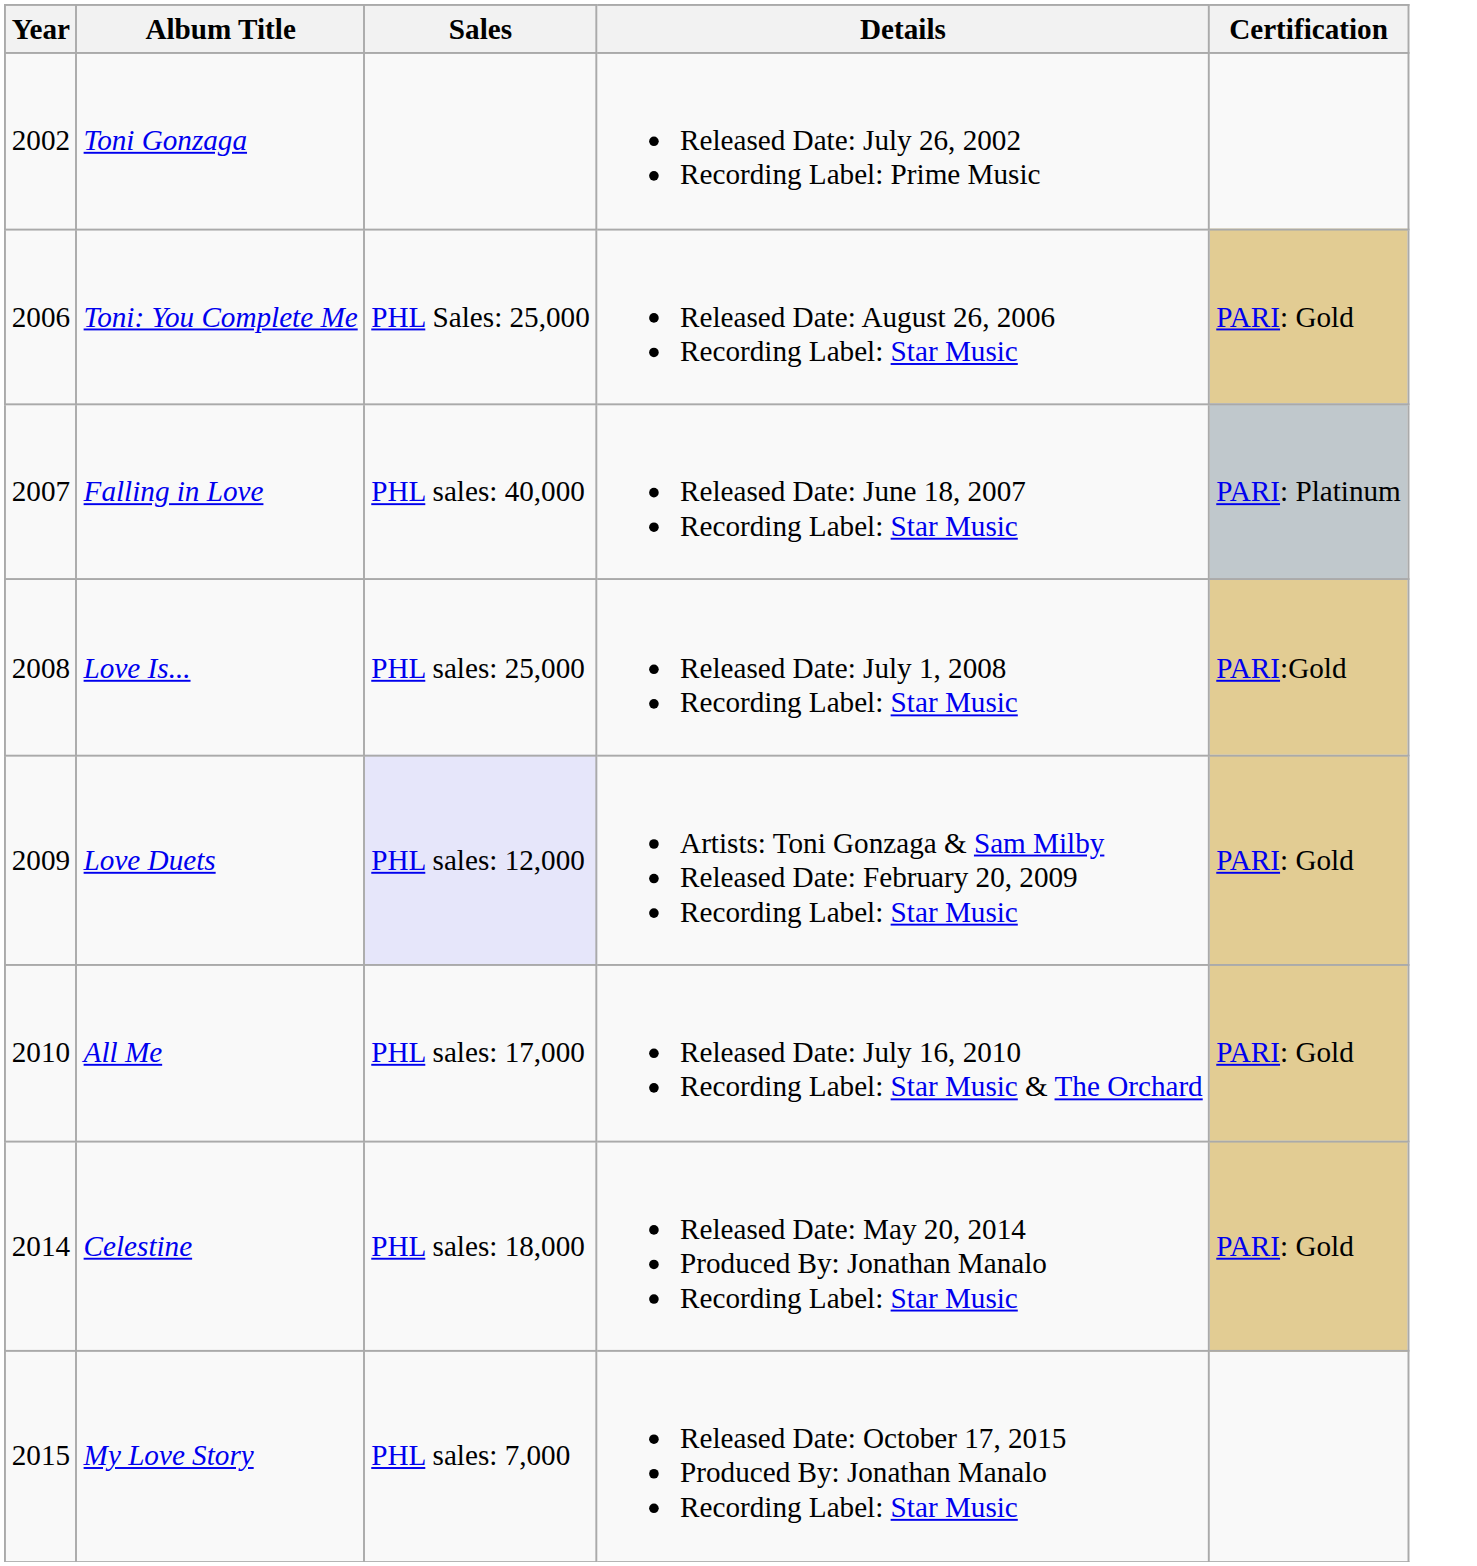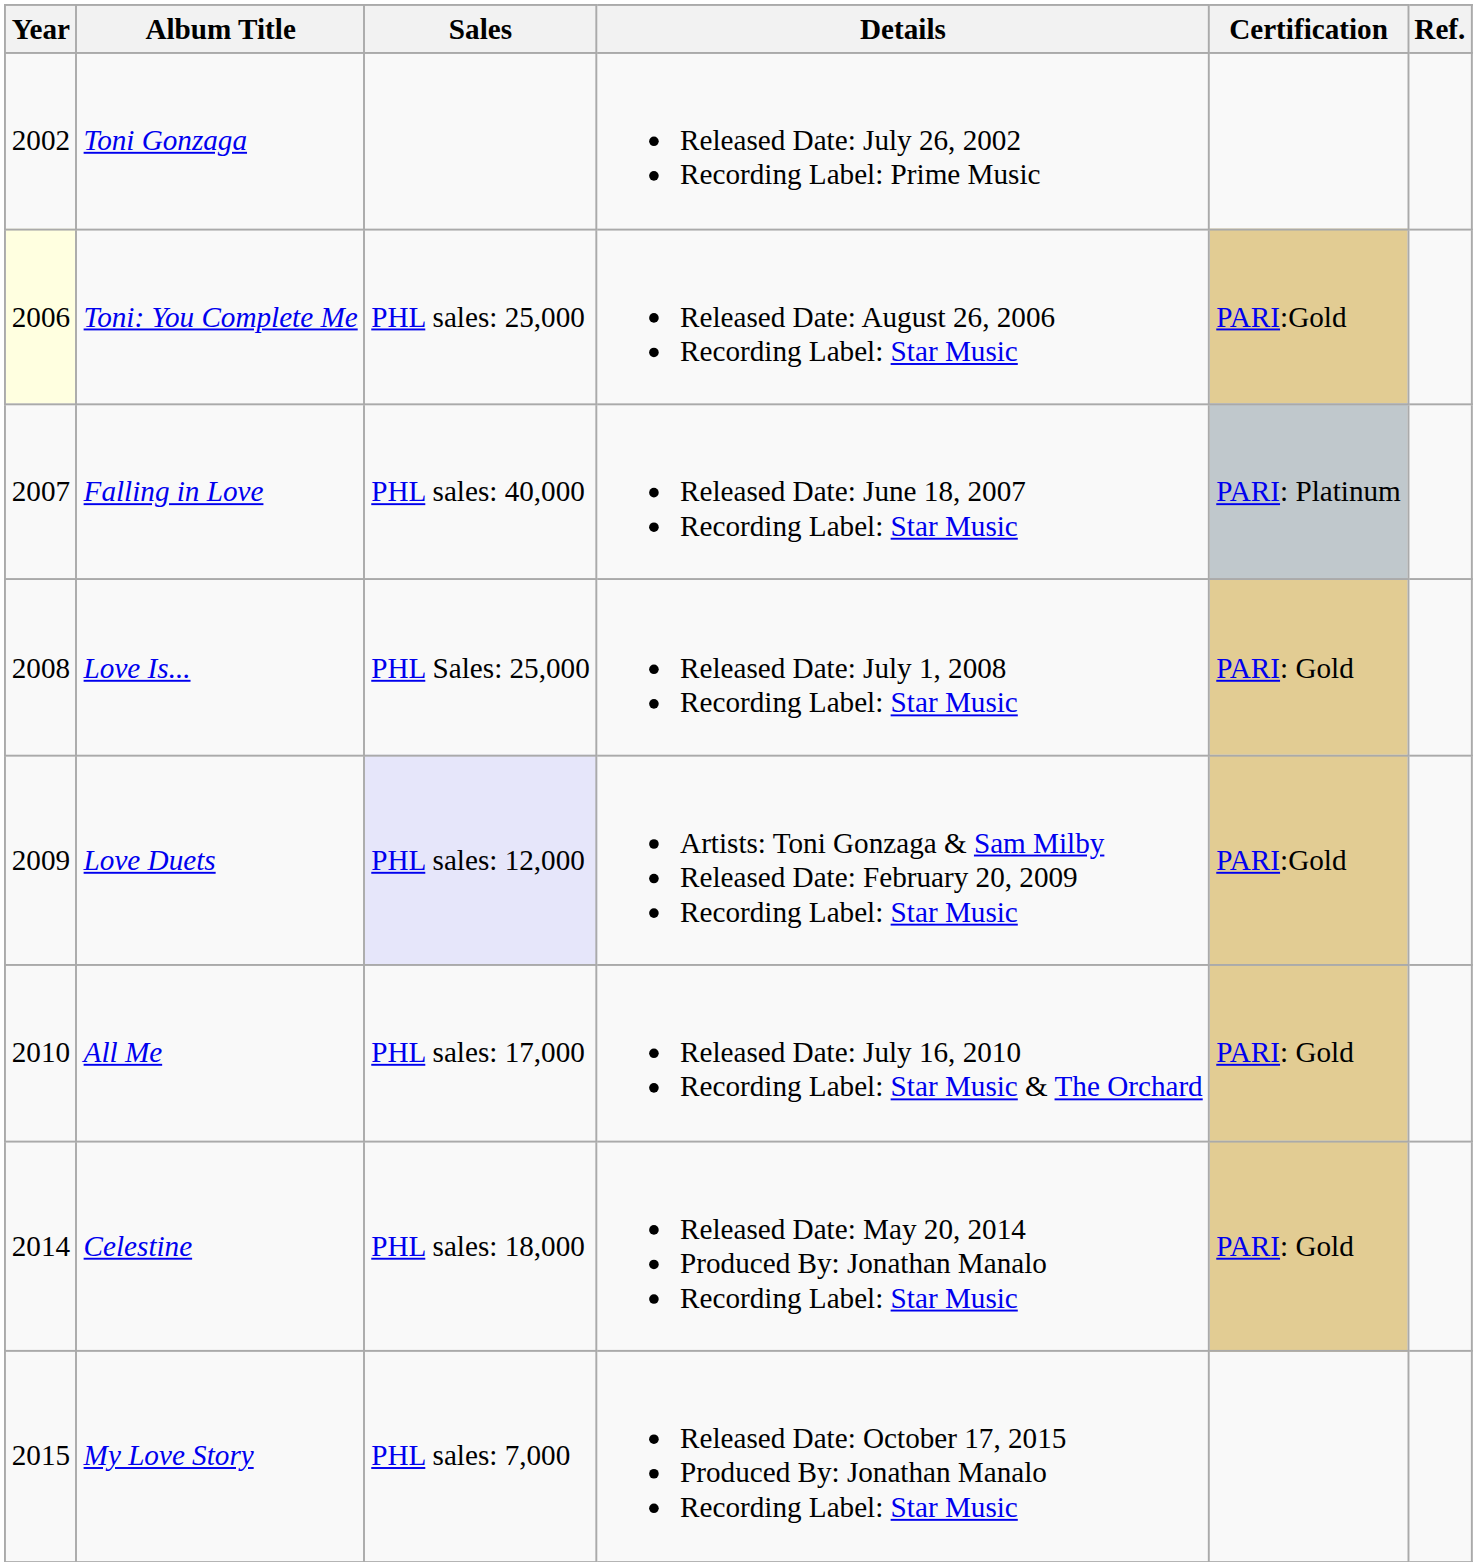+ column: (1440, 28)
(41, 316) no background -> (41, 316) lightyellow background
(480, 316) PHL Sales: 25,000 -> (478, 316) PHL sales: 25,000
(1285, 316) PARI: Gold -> (1281, 316) PARI:Gold
(478, 667) PHL sales: 25,000 -> (480, 667) PHL Sales: 25,000
(1281, 667) PARI:Gold -> (1285, 667) PARI: Gold
(1285, 860) PARI: Gold -> (1281, 860) PARI:Gold
